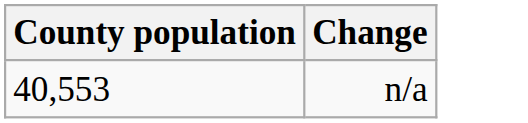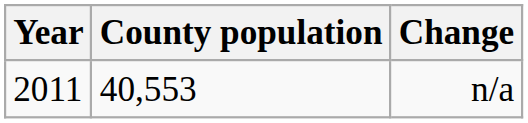+ column: (48, 32)
